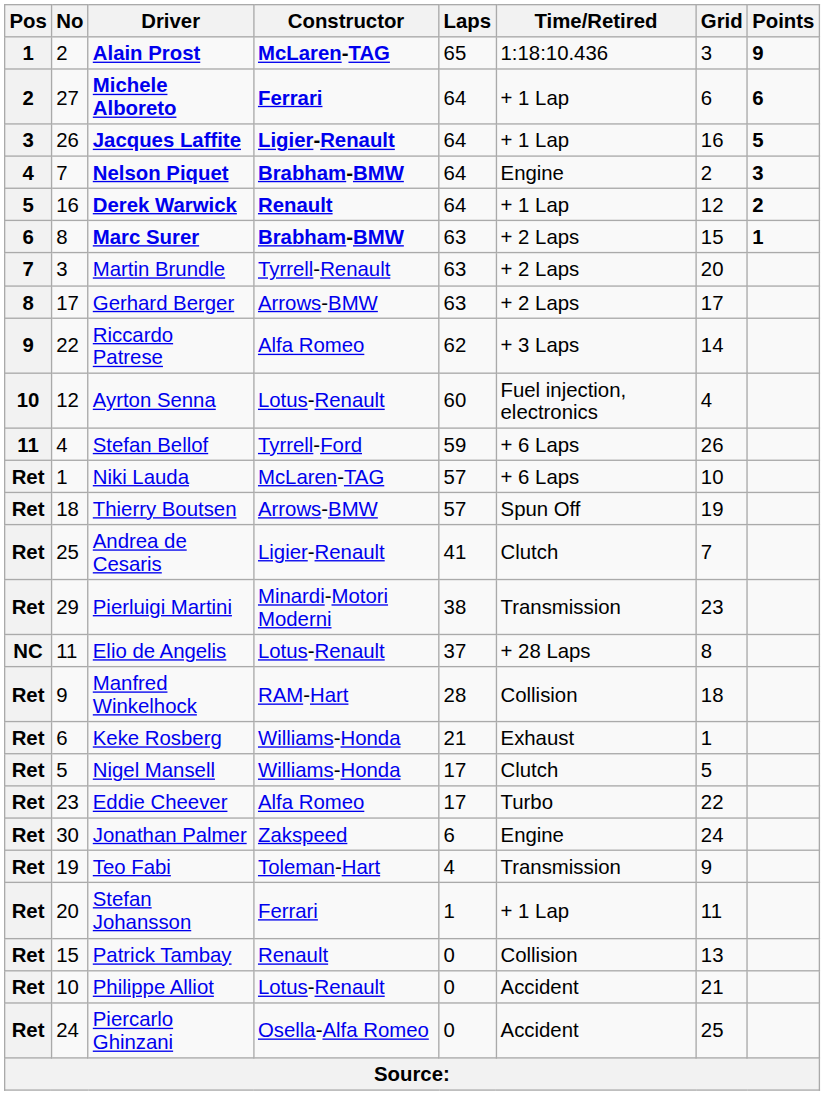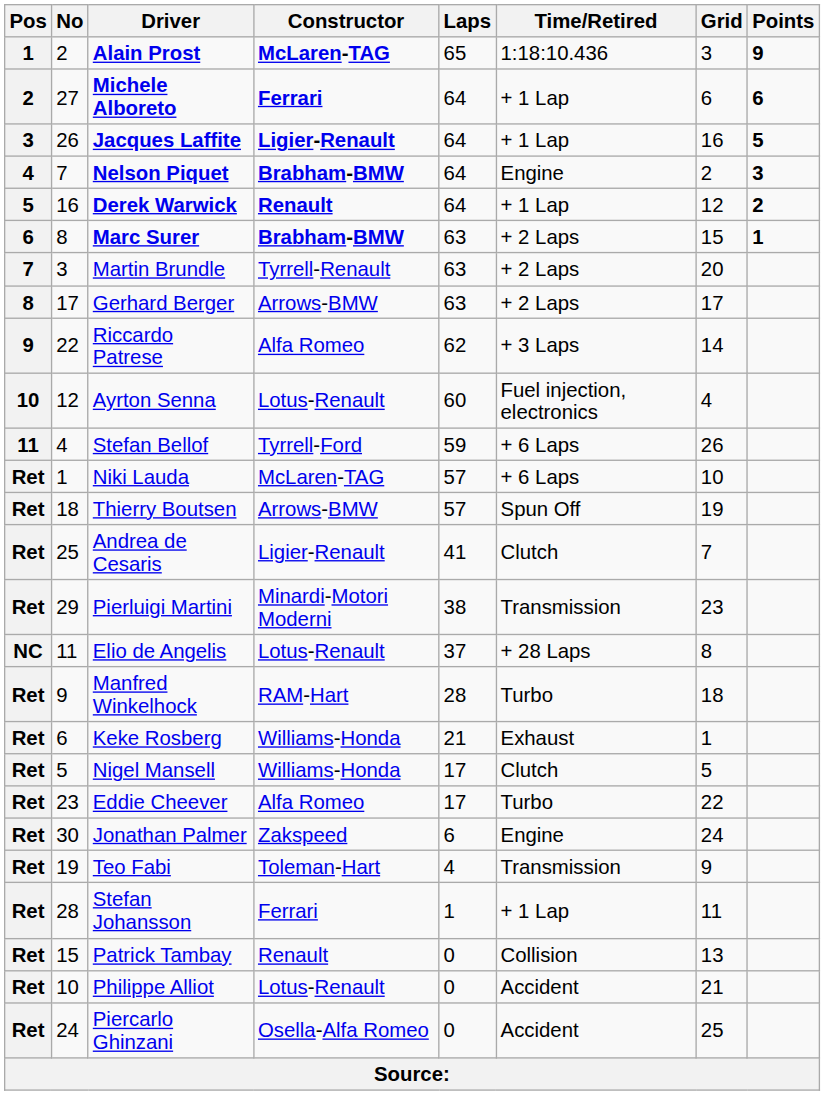(539, 694) Collision -> (527, 694) Turbo
(68, 911) 20 -> (68, 911) 28
